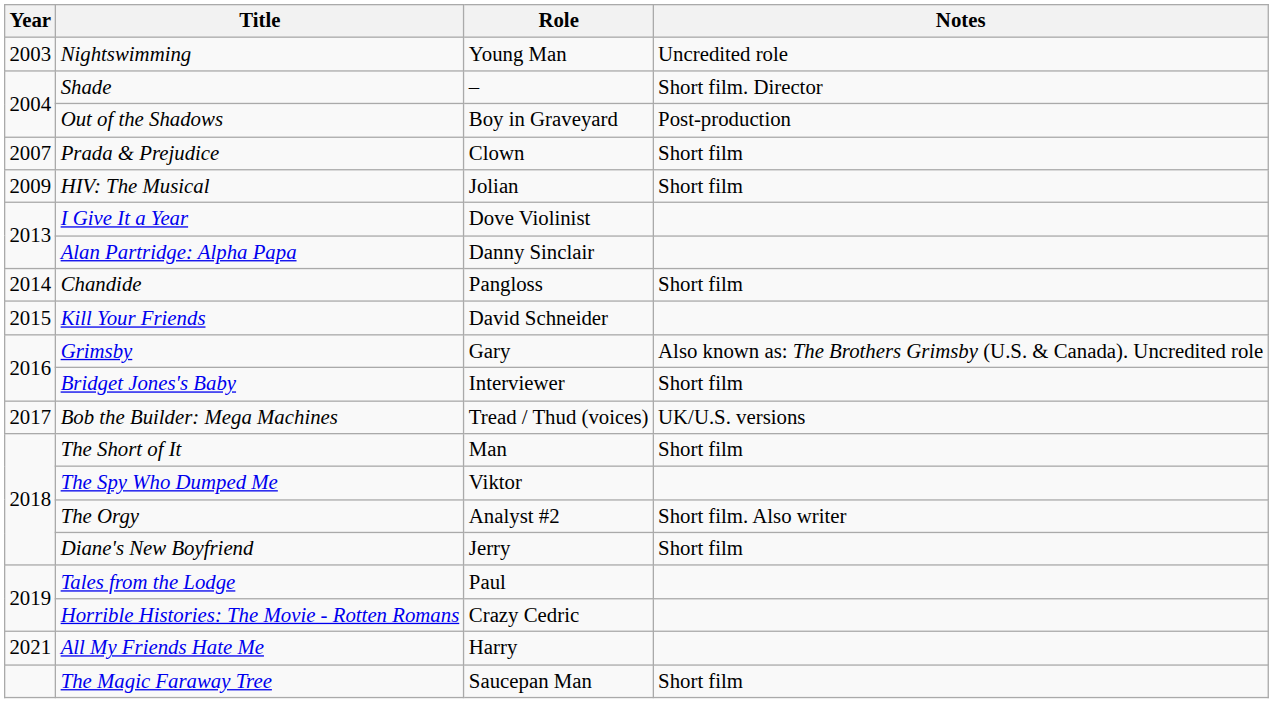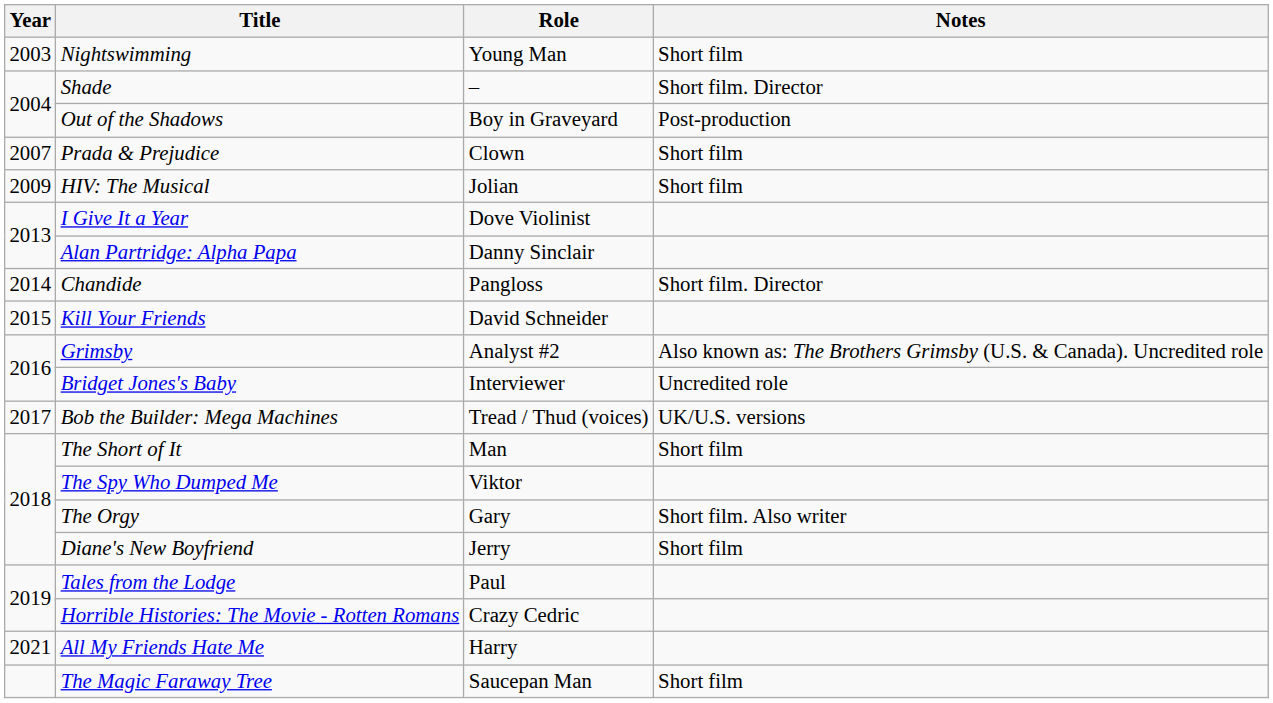(723, 53) Uncredited role -> (701, 53) Short film
(701, 284) Short film -> (740, 284) Short film. Director
(490, 350) Gary -> (514, 350) Analyst #2
(701, 383) Short film -> (723, 383) Uncredited role
(514, 515) Analyst #2 -> (490, 515) Gary
